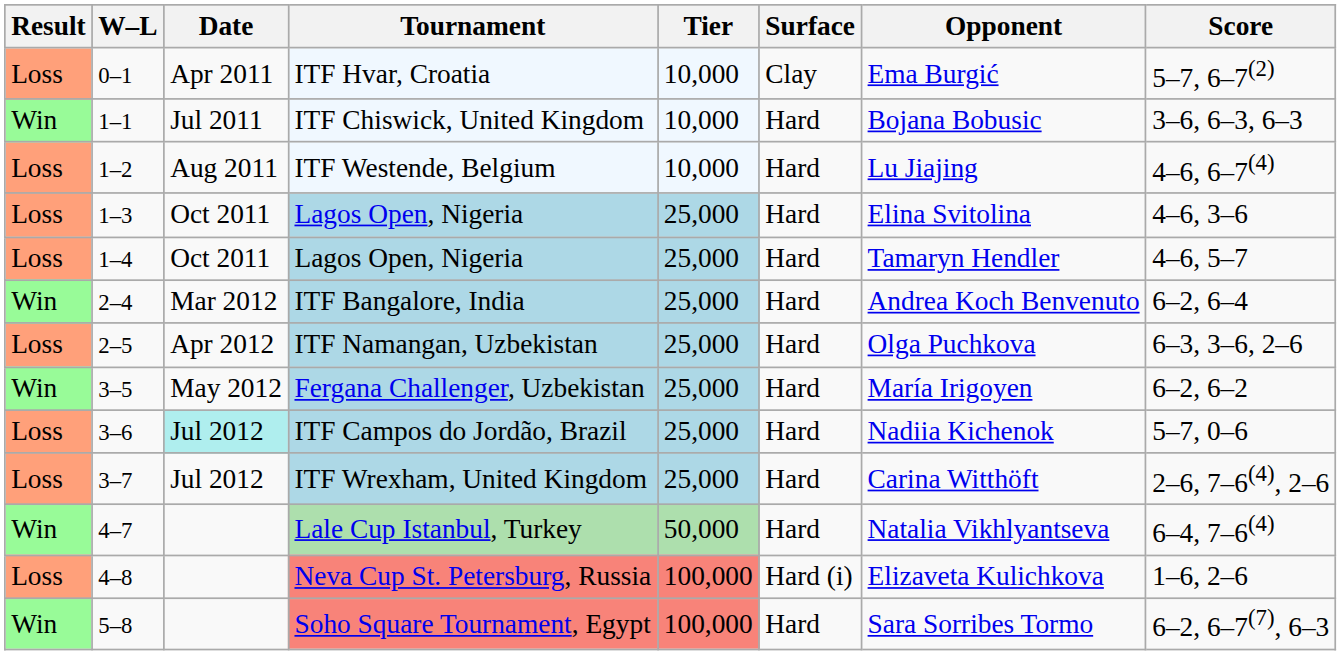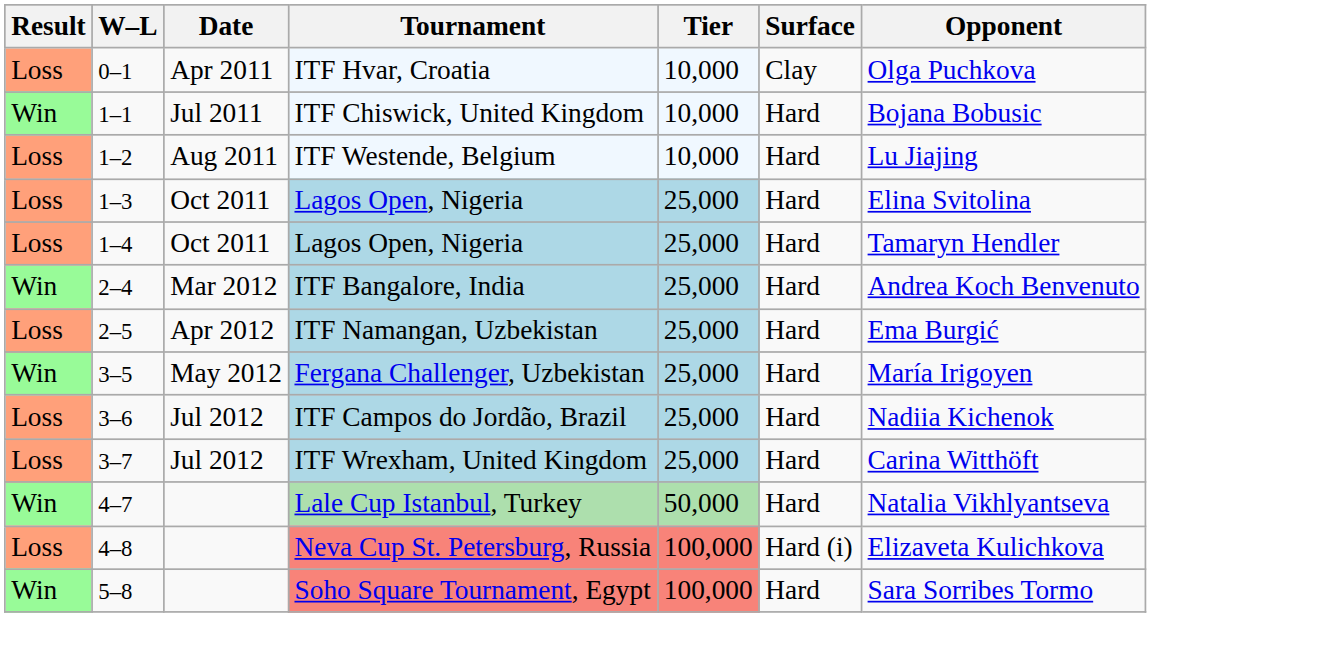- column: (1241, 26)
(933, 73) Ema Burgić -> (952, 69) Olga Puchkova
(952, 344) Olga Puchkova -> (933, 329) Ema Burgić
(217, 431) paleturquoise background -> (217, 416) no background
